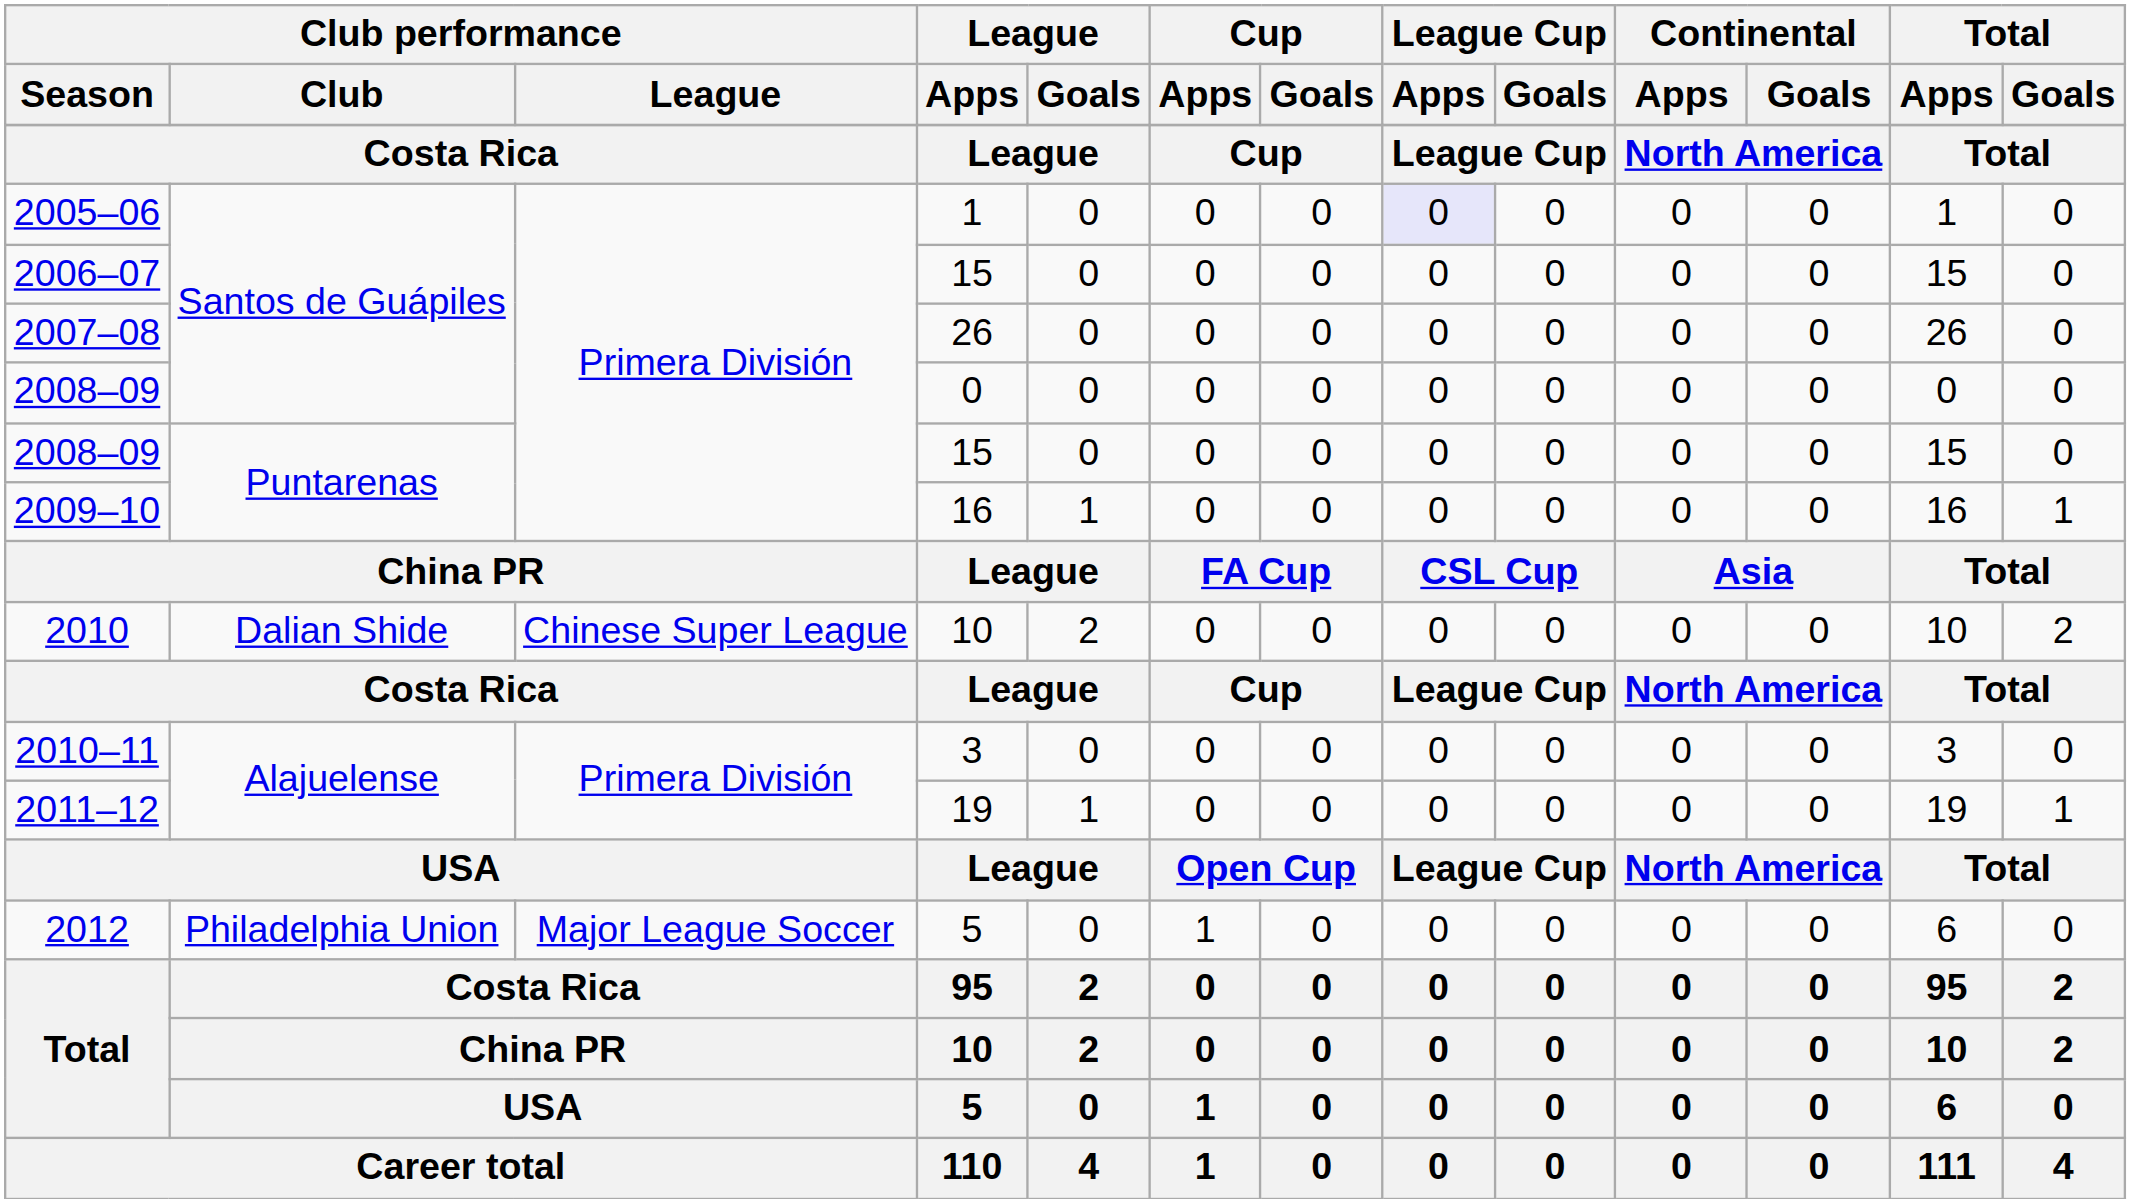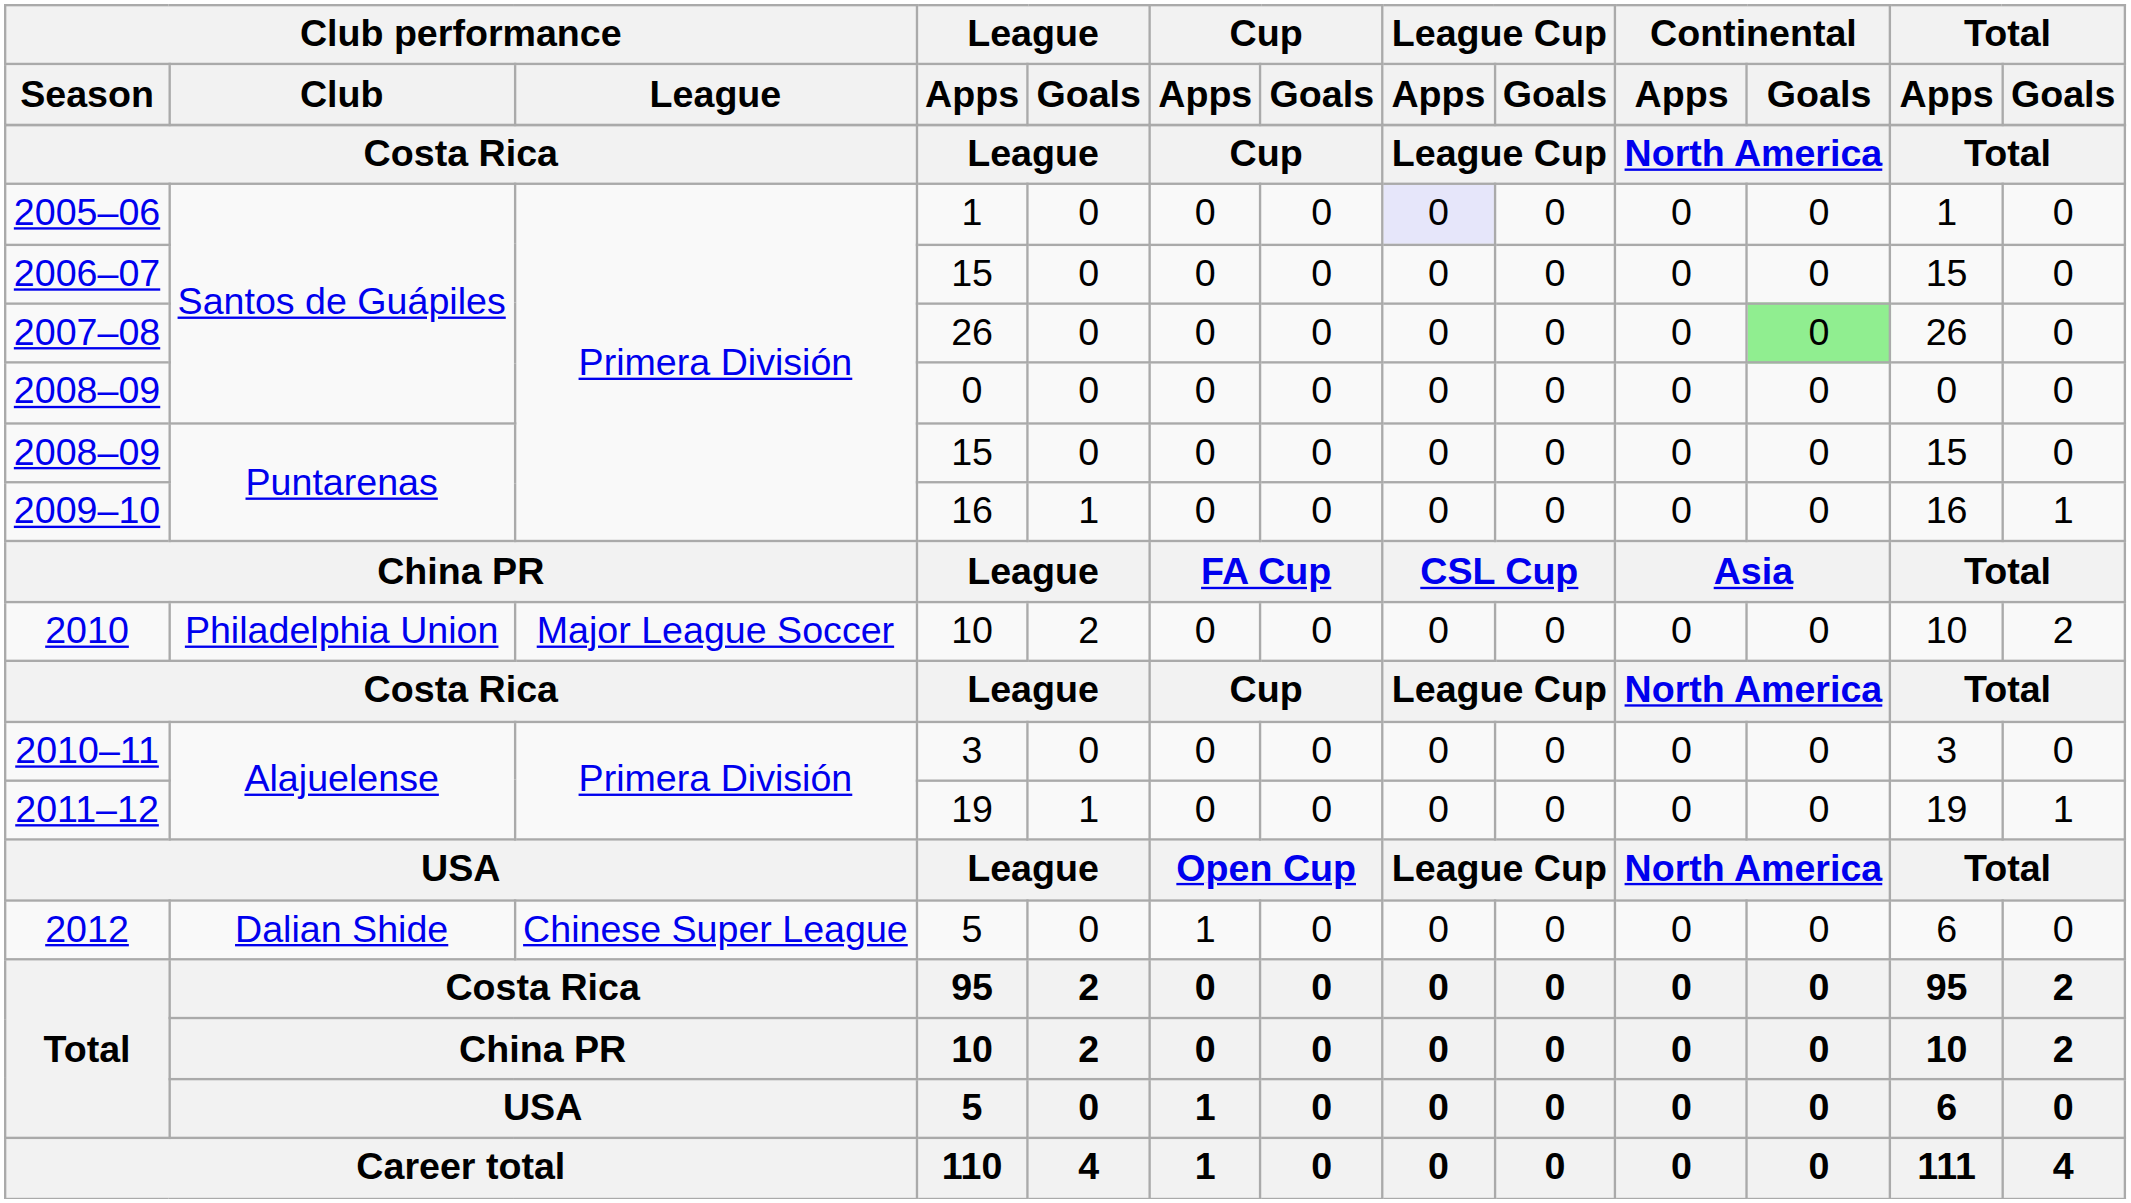(1819, 332) no background -> (1819, 332) lightgreen background
(342, 630) Dalian Shide -> (342, 630) Philadelphia Union
(715, 630) Chinese Super League -> (715, 630) Major League Soccer
(342, 928) Philadelphia Union -> (342, 928) Dalian Shide
(715, 928) Major League Soccer -> (715, 928) Chinese Super League
